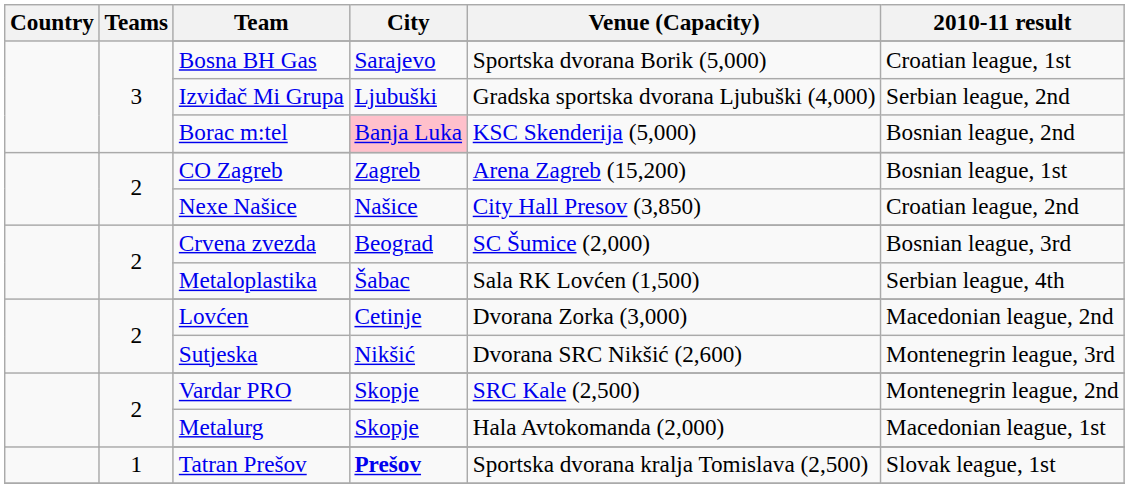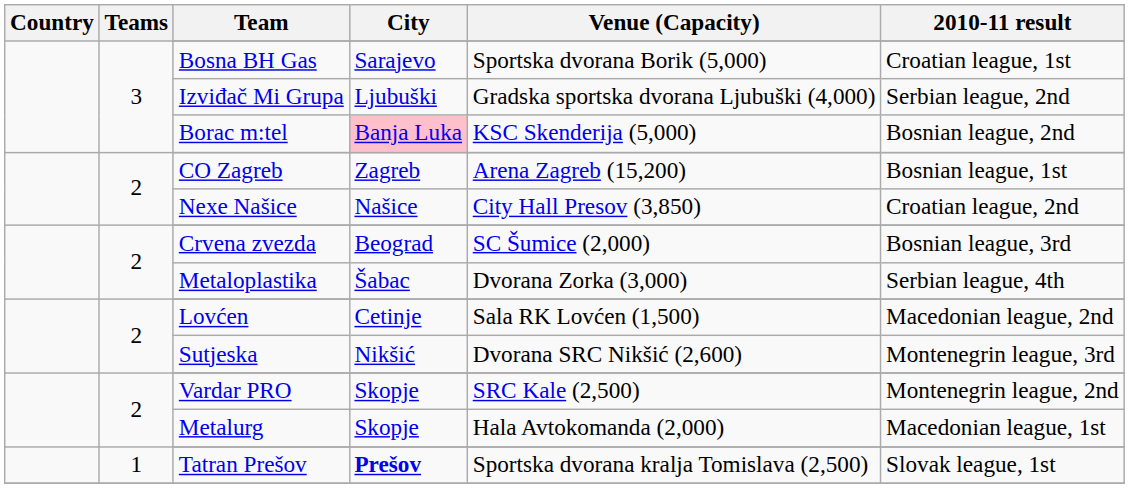(586, 280) Sala RK Lovćen (1,500) -> (580, 280) Dvorana Zorka (3,000)
(580, 317) Dvorana Zorka (3,000) -> (586, 317) Sala RK Lovćen (1,500)
